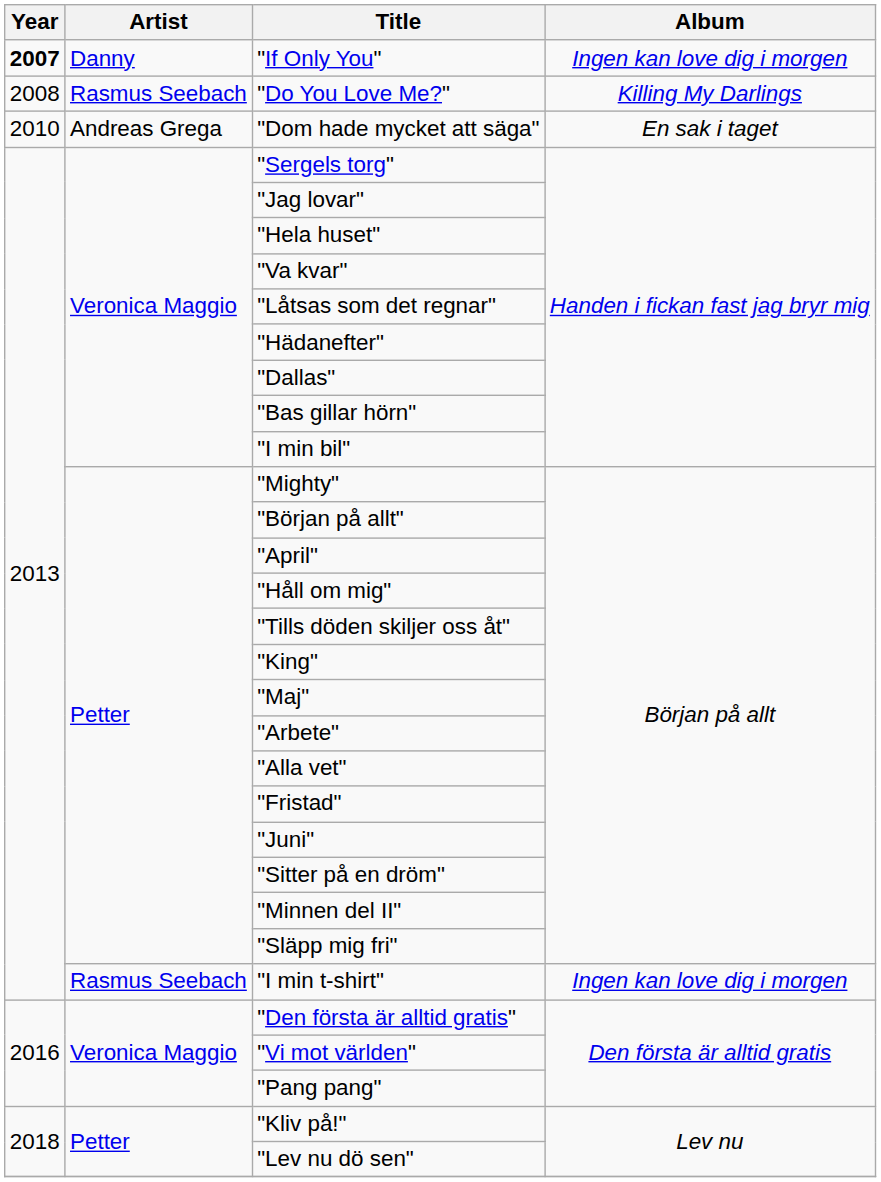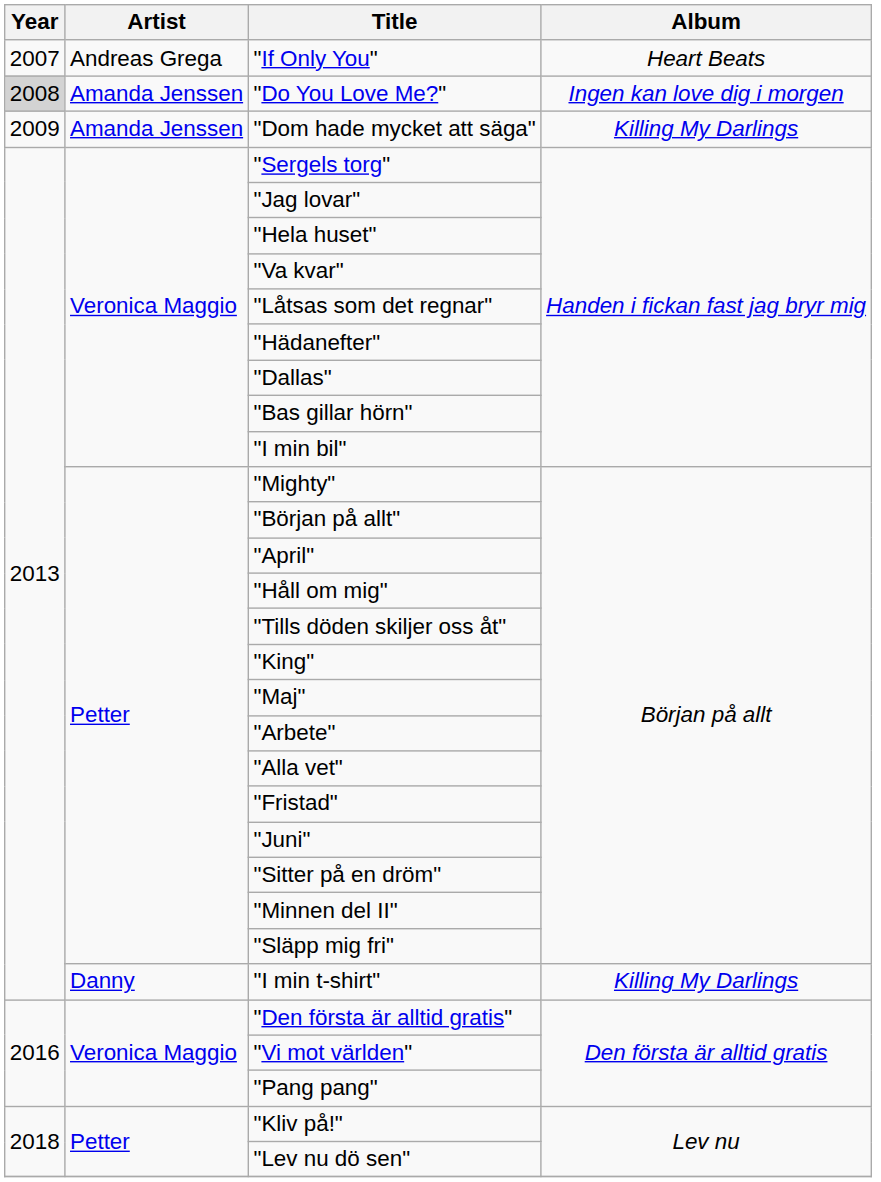(35, 57) bold -> (35, 57) normal
(102, 57) Danny -> (146, 57) Andreas Grega
(710, 57) Ingen kan love dig i morgen -> (706, 57) Heart Beats
(35, 93) no background -> (35, 93) lightgrey background
(158, 93) Rasmus Seebach -> (157, 93) Amanda Jenssen
(710, 93) Killing My Darlings -> (706, 93) Ingen kan love dig i morgen
(35, 128) 2010 -> (35, 128) 2009
(146, 128) Andreas Grega -> (157, 128) Amanda Jenssen
(710, 128) En sak i taget -> (706, 128) Killing My Darlings
(158, 981) Rasmus Seebach -> (102, 981) Danny
(710, 981) Ingen kan love dig i morgen -> (706, 981) Killing My Darlings
